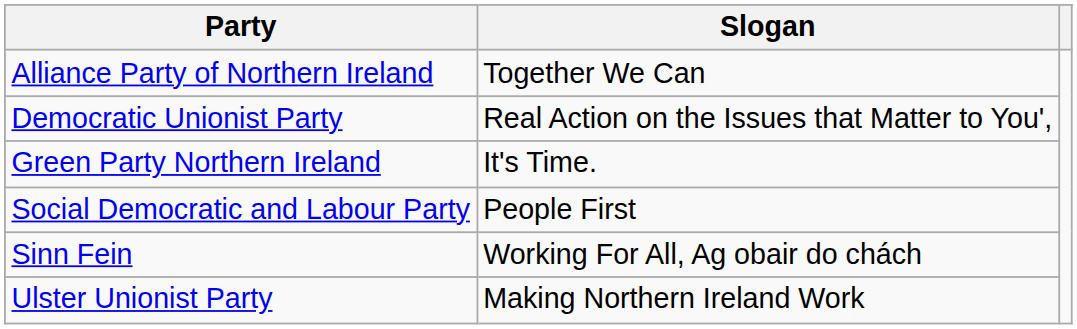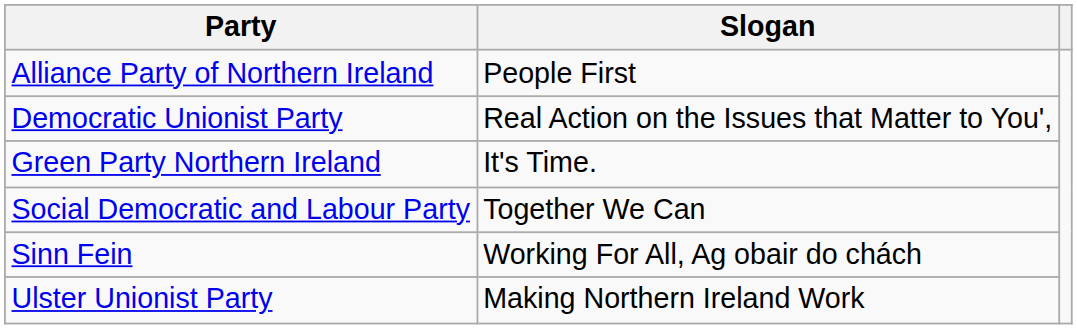(594, 72) Together We Can -> (560, 72) People First
(560, 208) People First -> (594, 208) Together We Can
